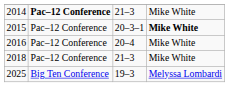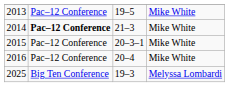+ row: (16, 12)
(173, 27) bold -> (172, 43) normal
- row: (16, 58)
